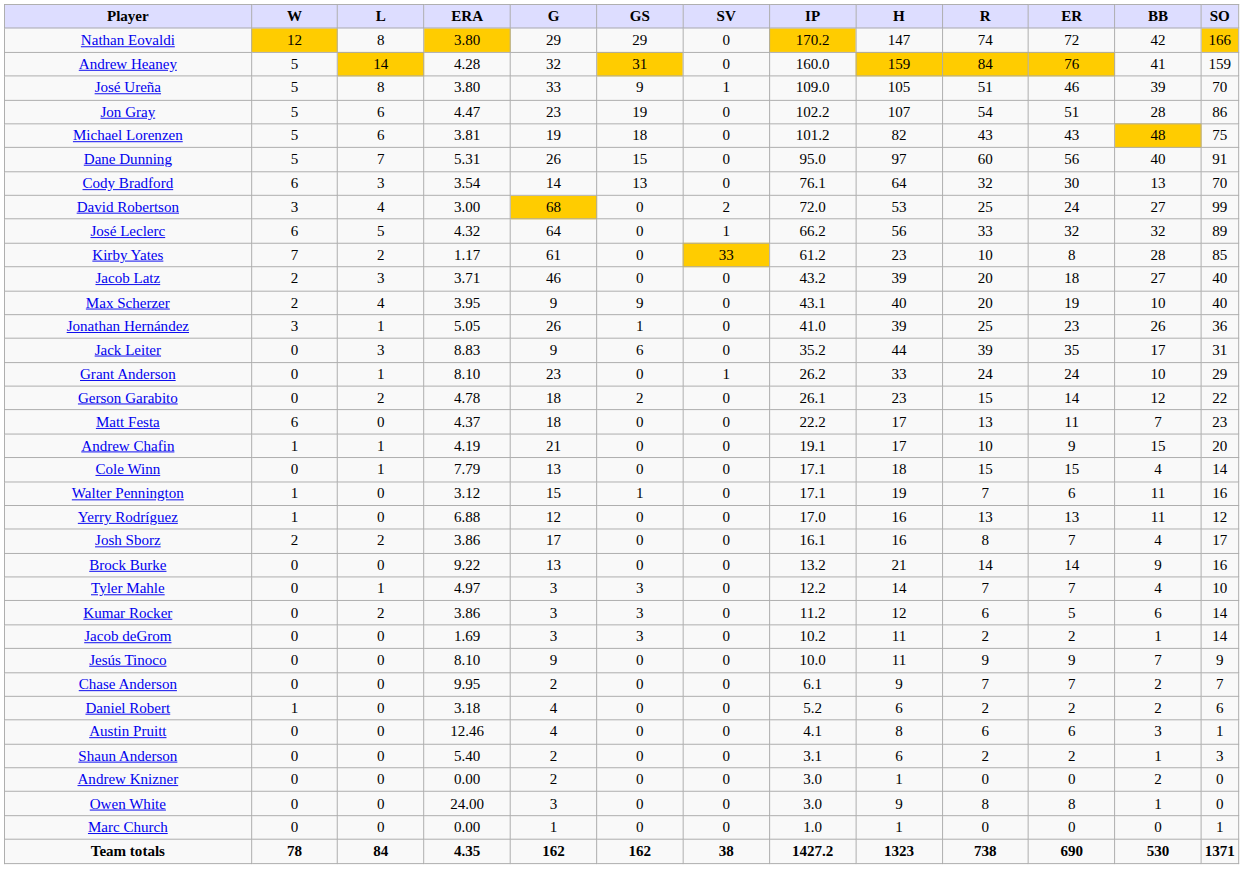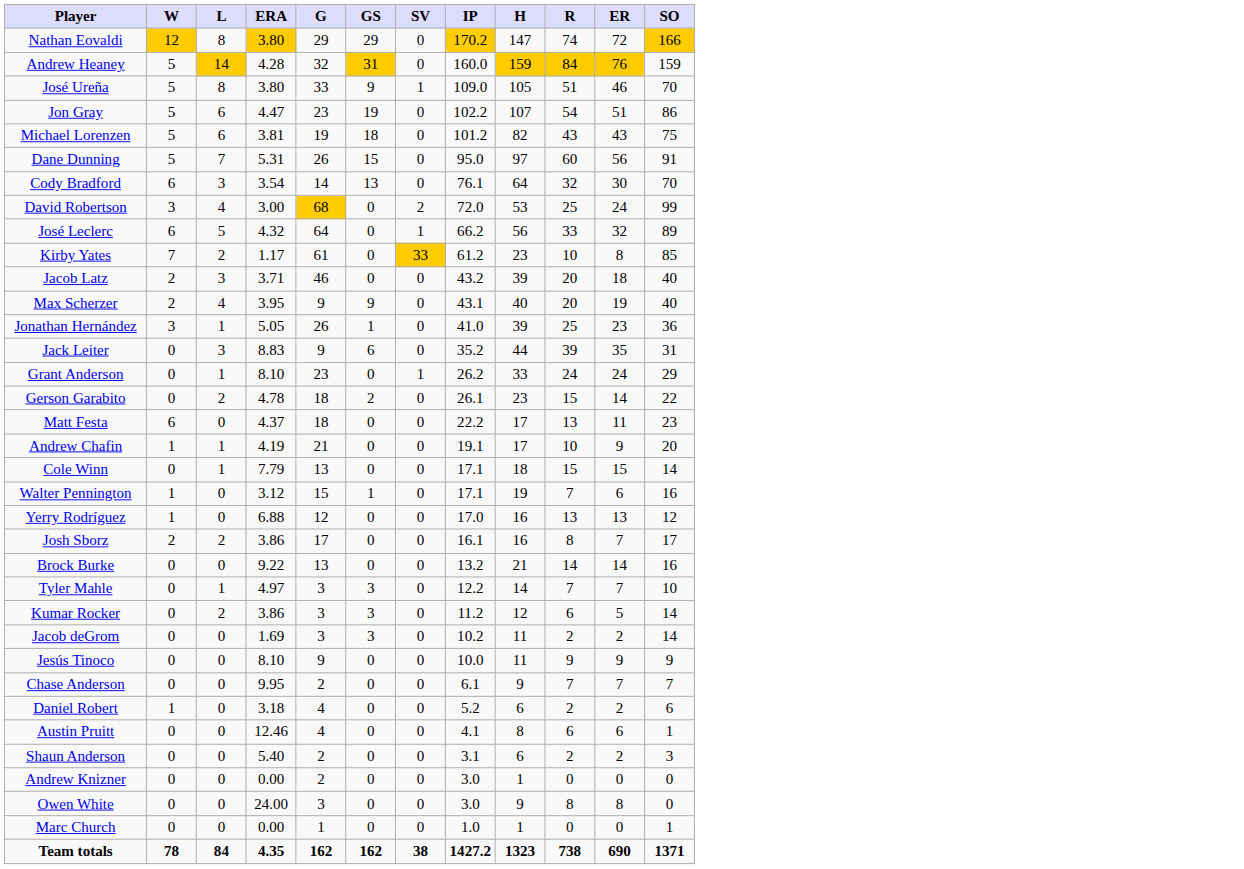- column: (1158, 16)
